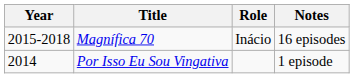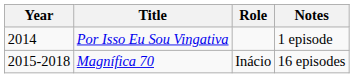rows swapped: (115, 38) <-> (153, 61)
